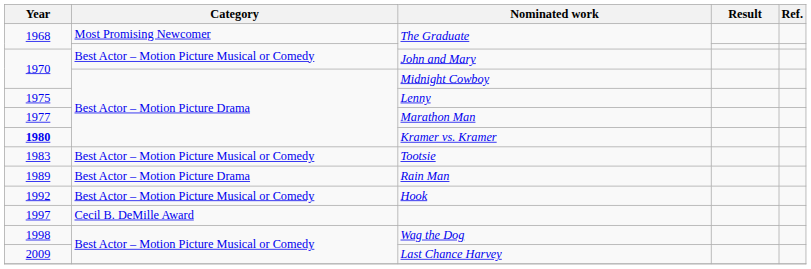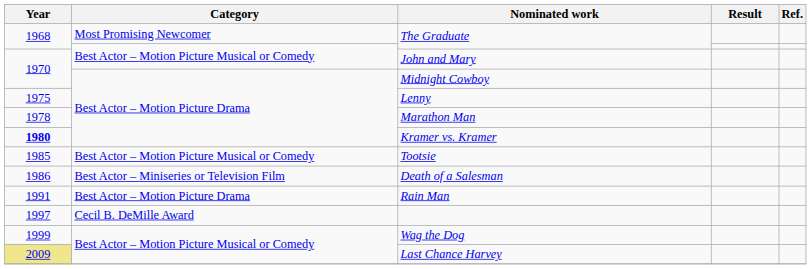(38, 117) 1977 -> (38, 117) 1978
(38, 156) 1983 -> (38, 156) 1985
+ row: (180, 176)
(38, 176) 1989 -> (38, 195) 1991
- row: (194, 195)
(38, 234) 1998 -> (38, 234) 1999
(38, 254) no background -> (38, 254) khaki background
